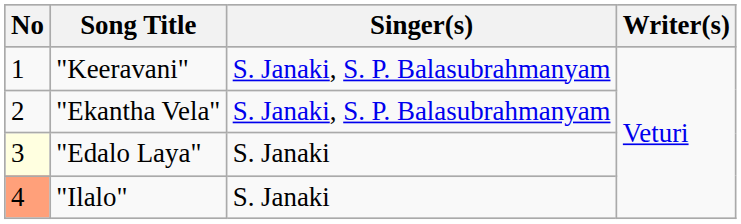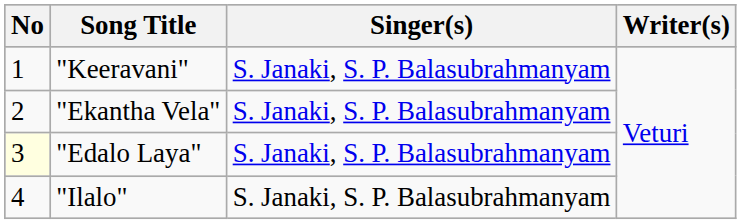(281, 153) S. Janaki -> (422, 153) S. Janaki, S. P. Balasubrahmanyam
(18, 196) lightsalmon background -> (18, 196) no background
(281, 196) S. Janaki -> (422, 196) S. Janaki, S. P. Balasubrahmanyam
